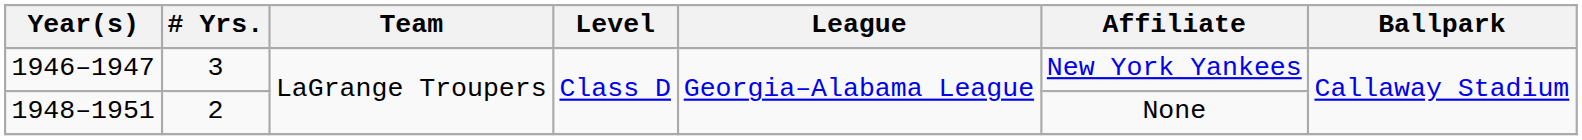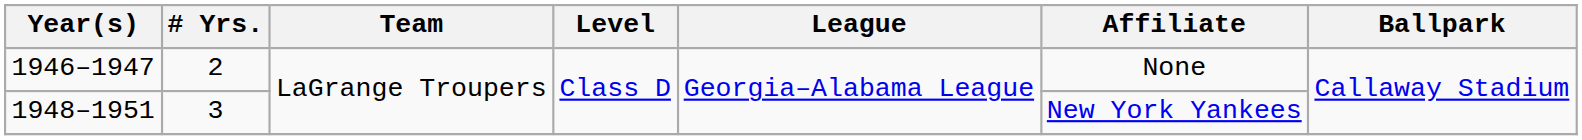(215, 70) 3 -> (215, 70) 2
(1174, 70) New York Yankees -> (1174, 70) None
(215, 113) 2 -> (215, 113) 3
(1174, 113) None -> (1174, 113) New York Yankees
